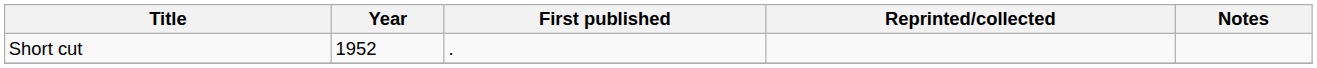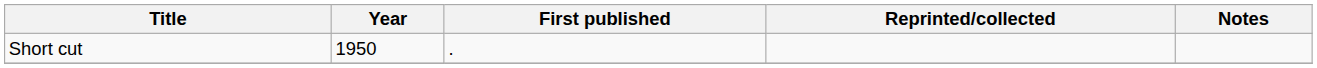(356, 48) 1952 -> (356, 48) 1950
